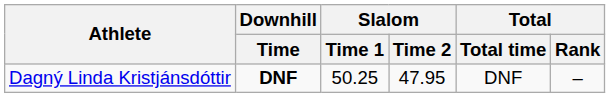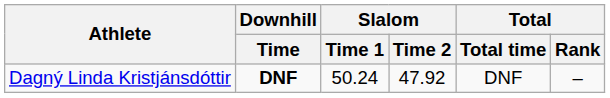(355, 78) 50.25 -> (355, 78) 50.24
(422, 78) 47.95 -> (422, 78) 47.92
